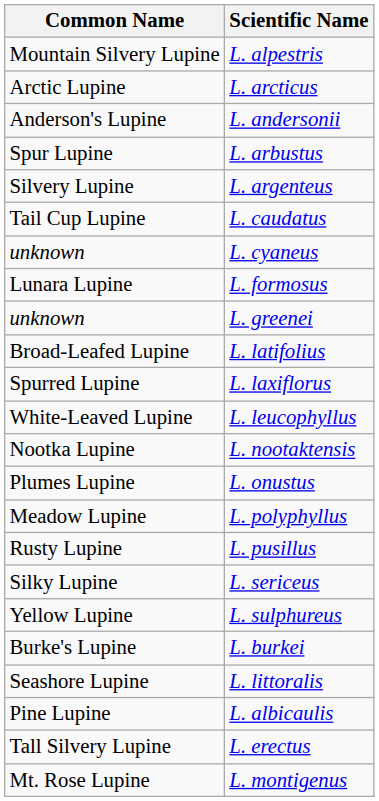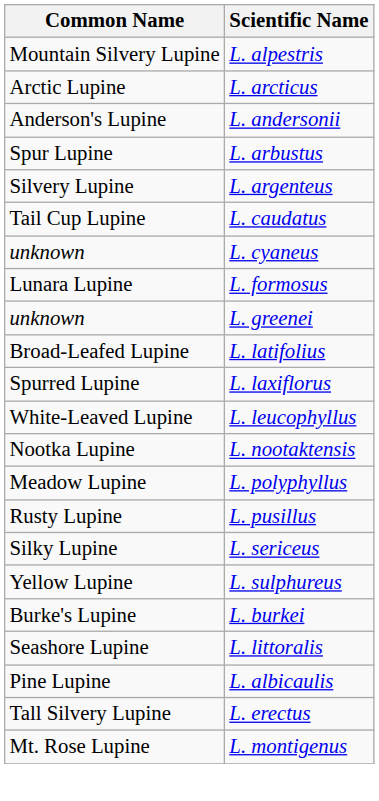- row: (272, 482)
